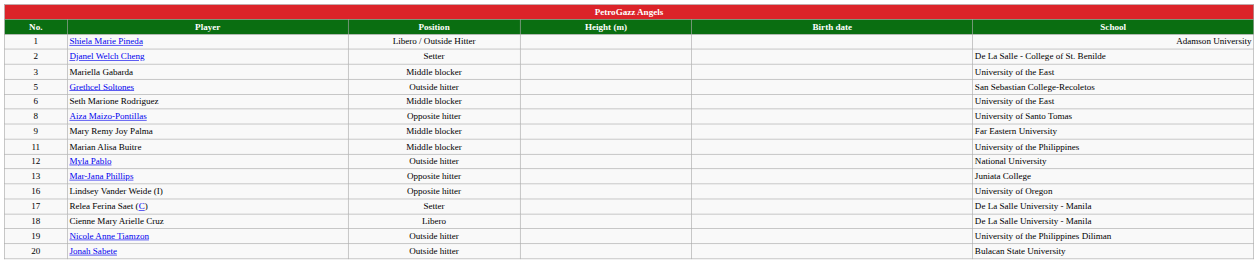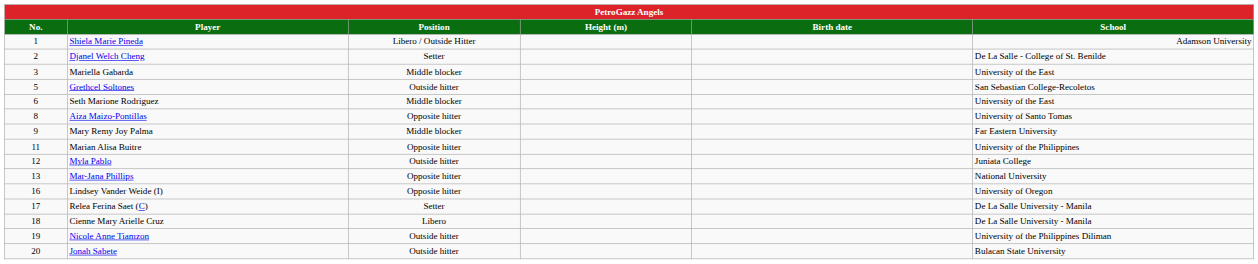(434, 147) Middle blocker -> (434, 147) Opposite hitter
(1011, 161) National University -> (1003, 161) Juniata College
(1003, 176) Juniata College -> (1011, 176) National University
